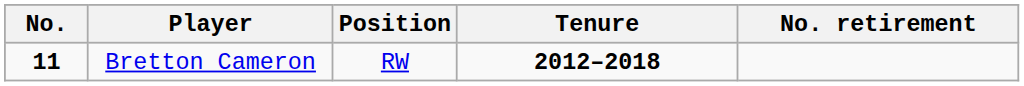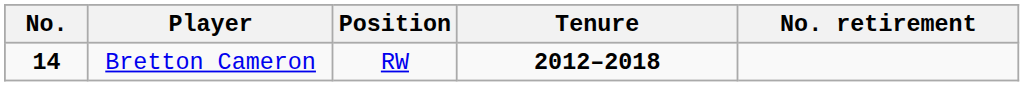(46, 62) 11 -> (46, 62) 14
